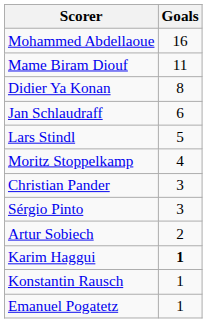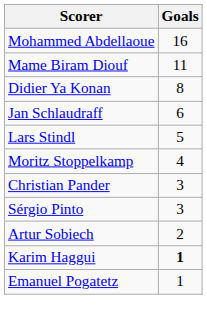- row: (66, 281)
